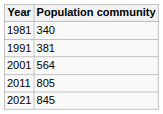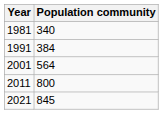(46, 48) 381 -> (46, 48) 384
(46, 83) 805 -> (46, 83) 800
